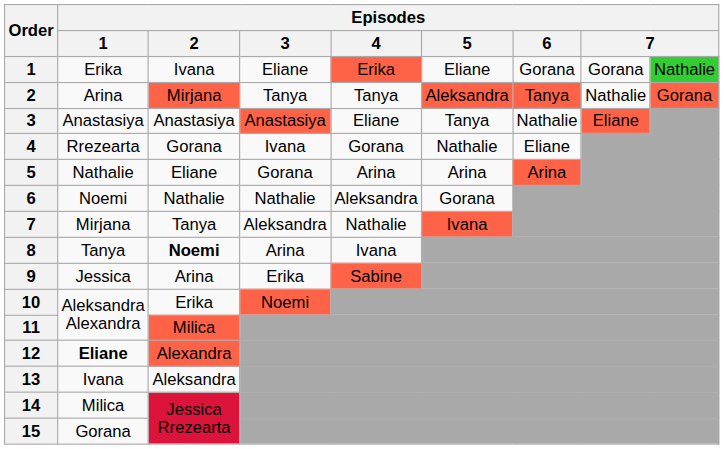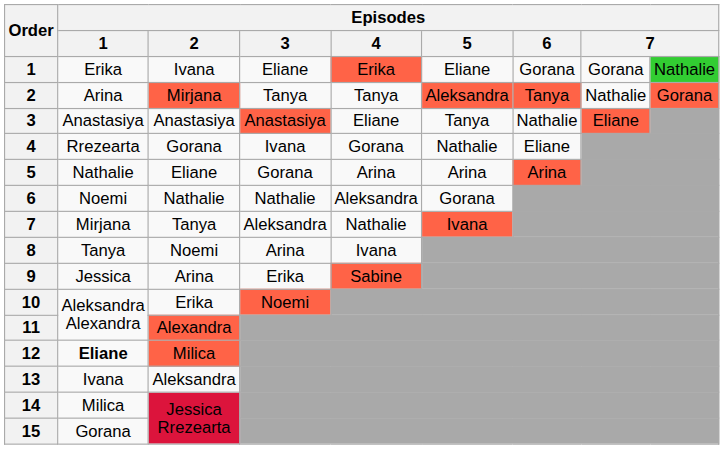(194, 250) bold -> (194, 250) normal
(194, 327) Milica -> (194, 327) Alexandra
(194, 353) Alexandra -> (194, 353) Milica
